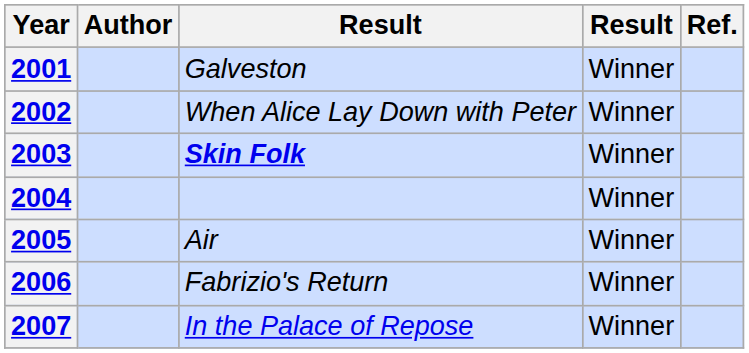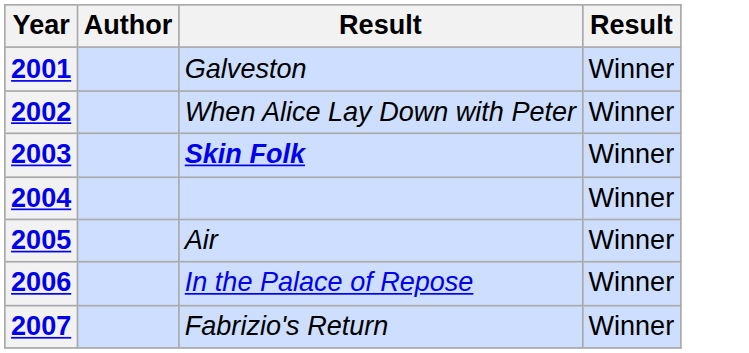- column: (712, 25)
(287, 283) Fabrizio's Return -> (329, 283) In the Palace of Repose
(329, 326) In the Palace of Repose -> (287, 326) Fabrizio's Return
